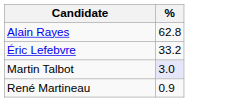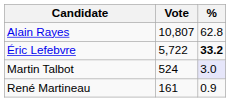+ column: (177, 13)
(170, 50) normal -> (212, 50) bold
